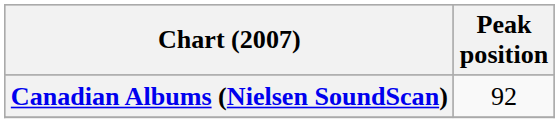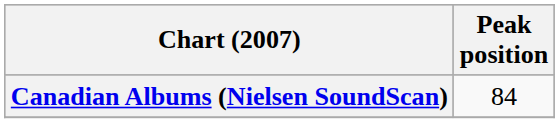(504, 95) 92 -> (504, 95) 84
